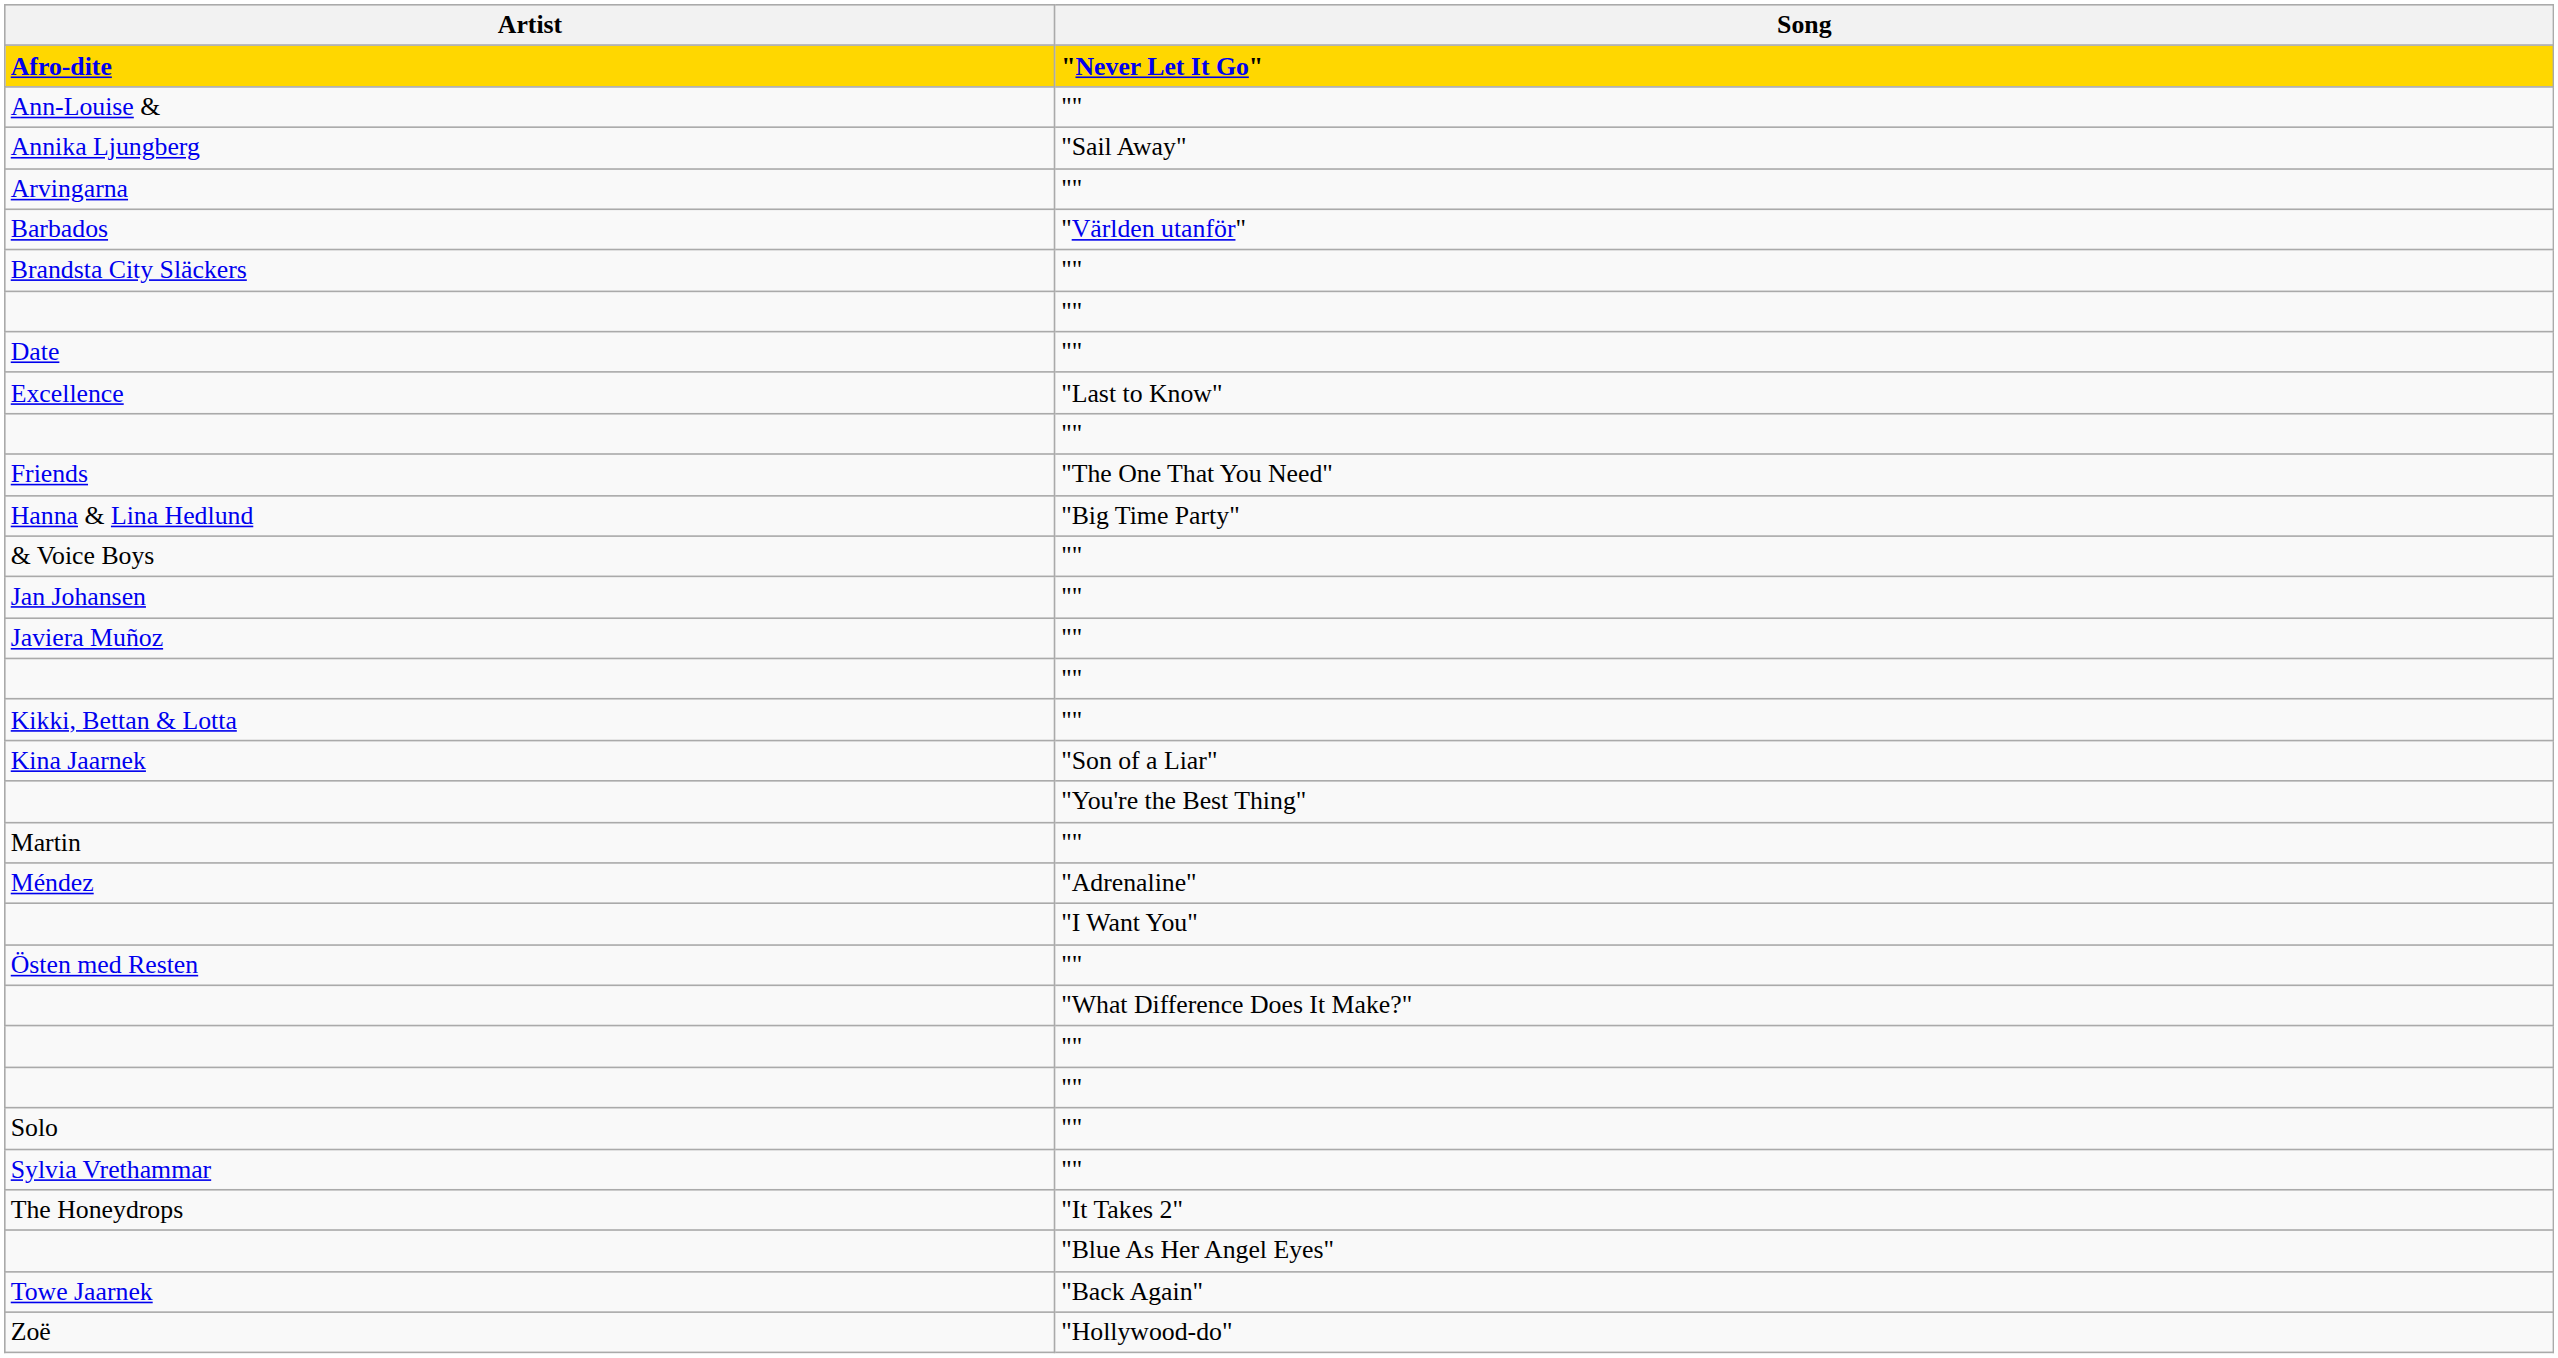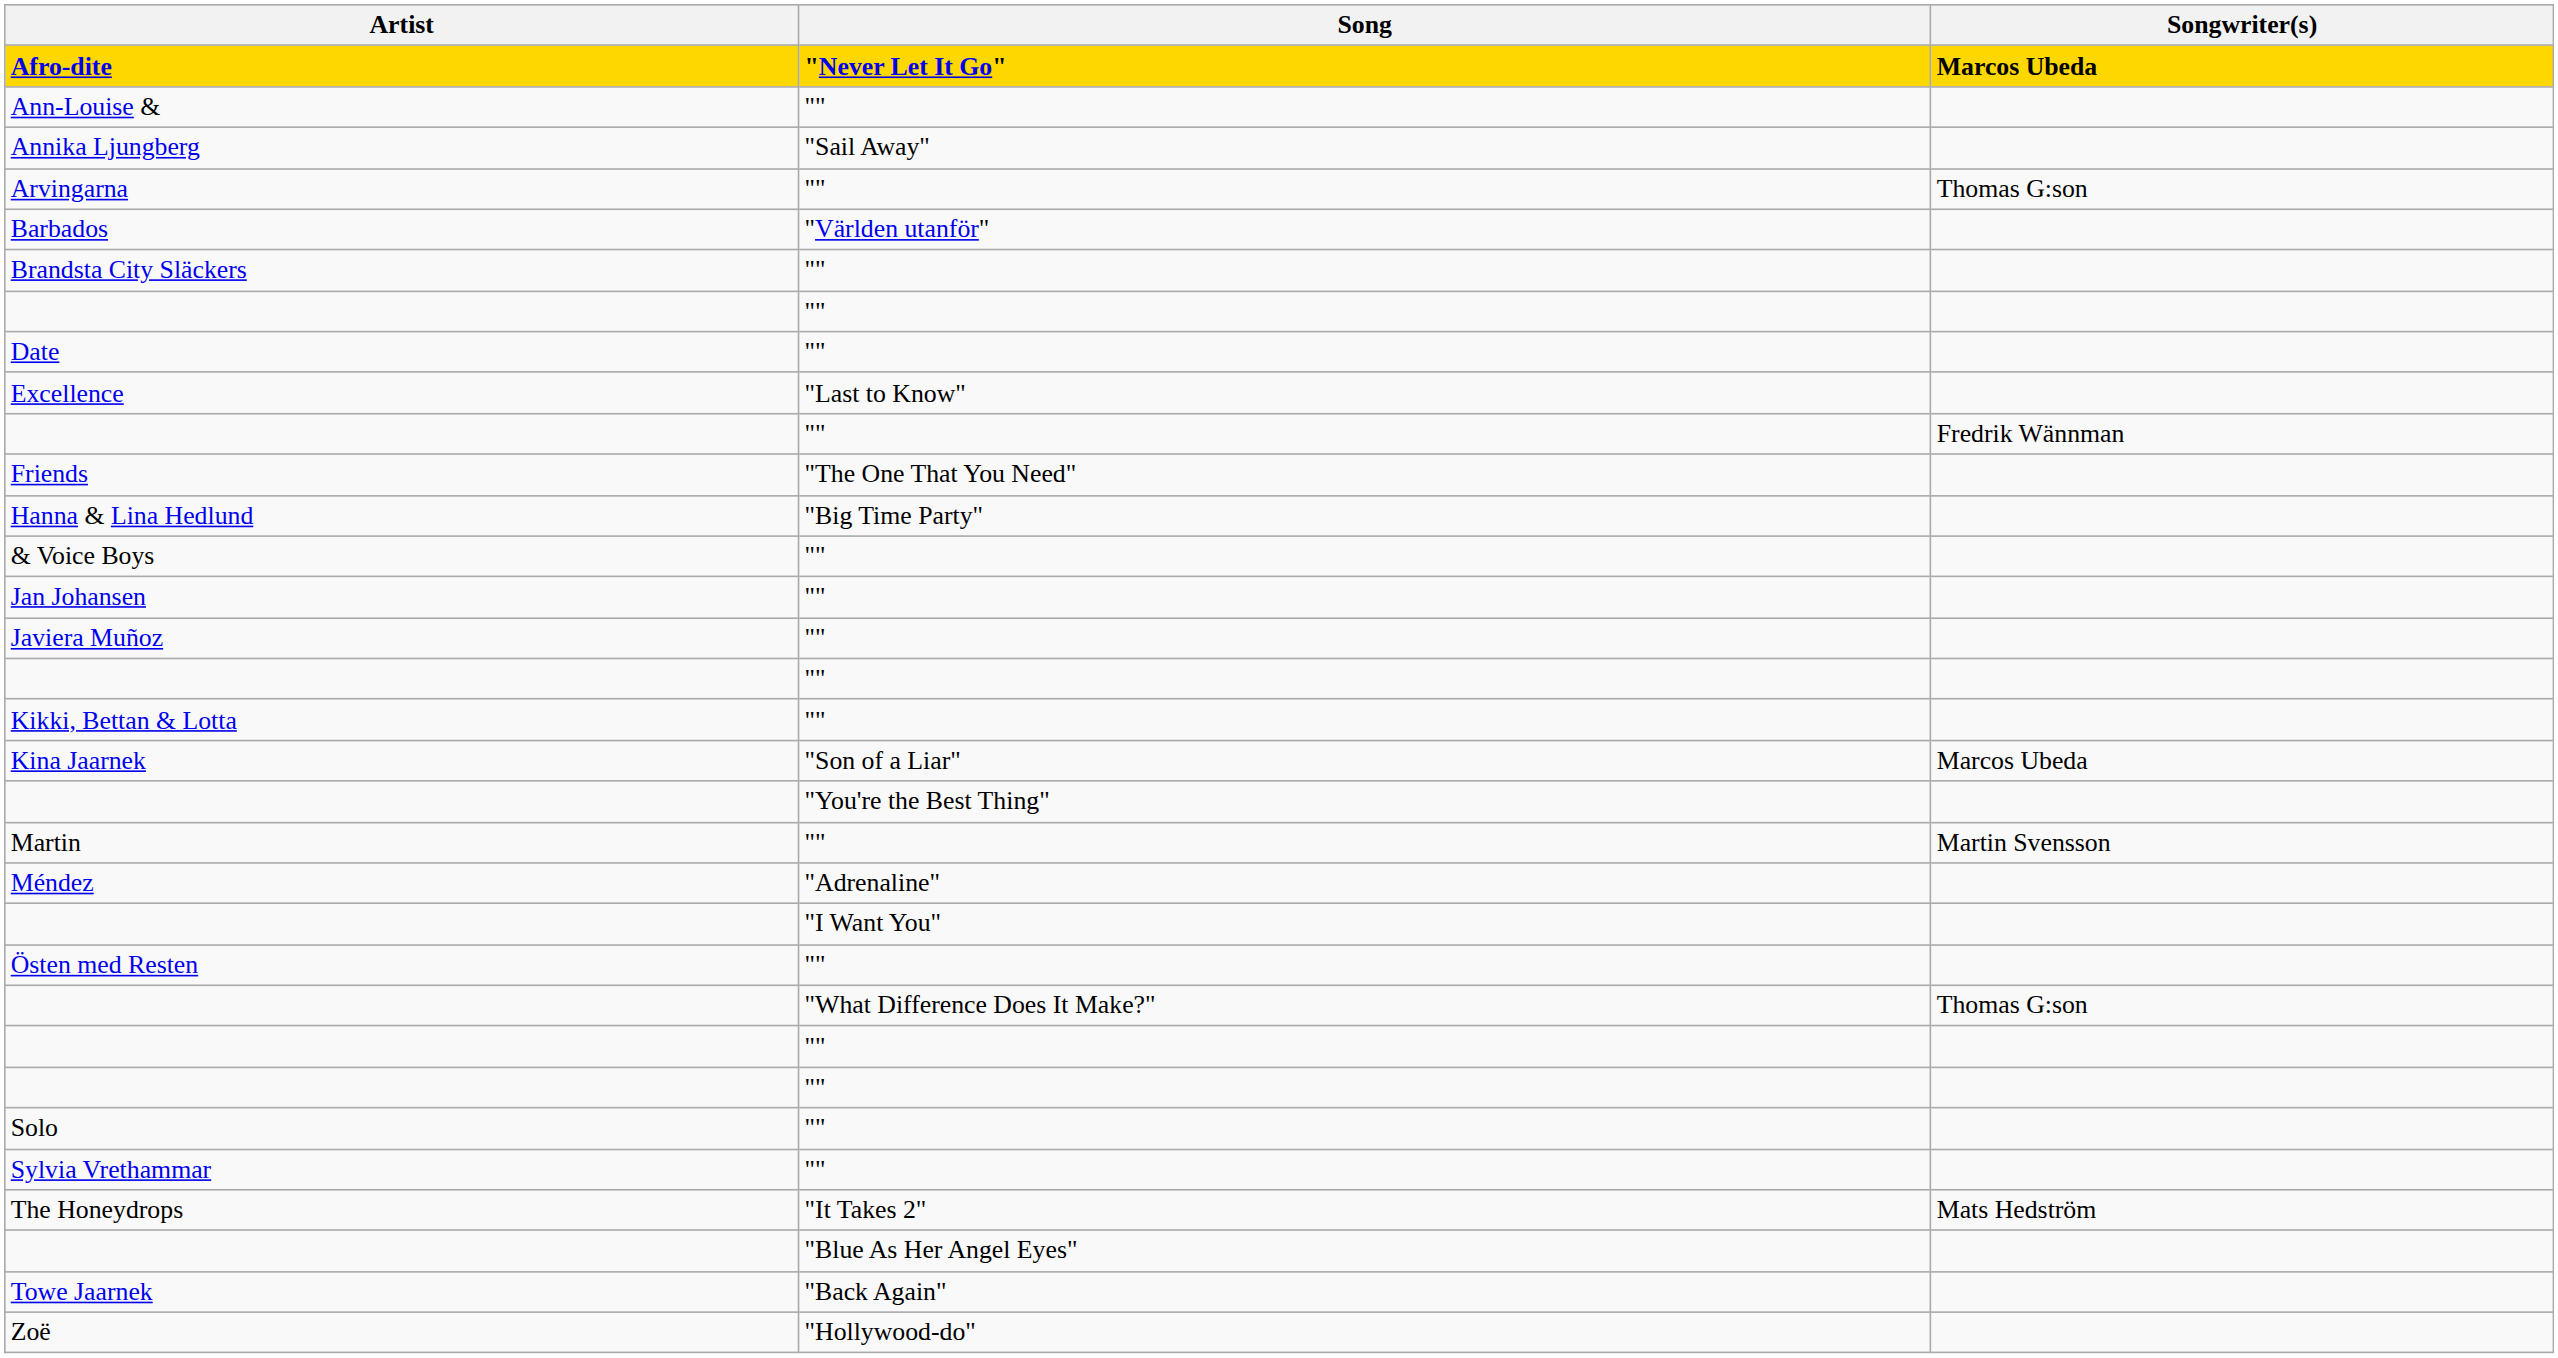+ column: (2242, 24)
